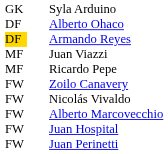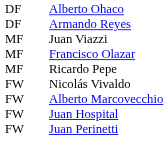- row: (83, 9)
(13, 39) gold background -> (13, 24) no background
+ row: (92, 54)
- row: (89, 84)
